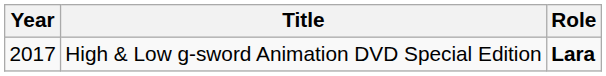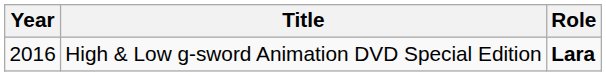(33, 53) 2017 -> (33, 53) 2016
